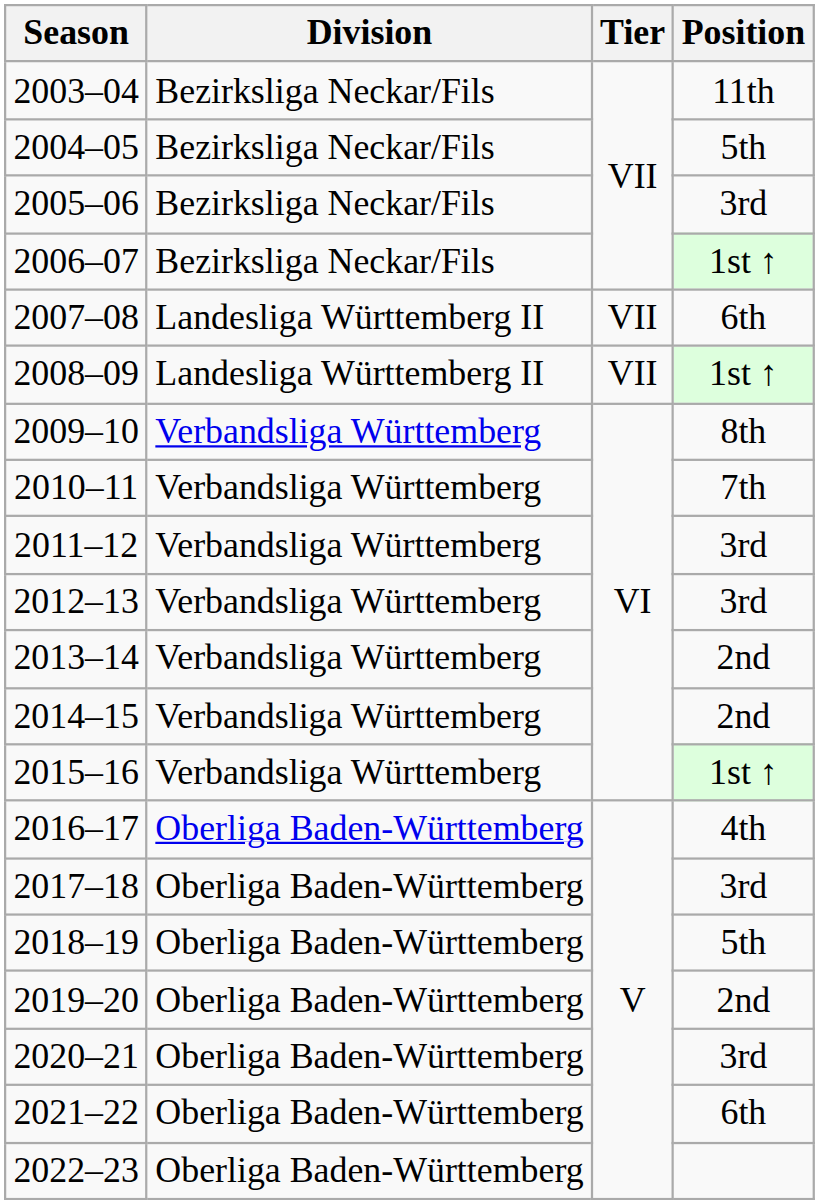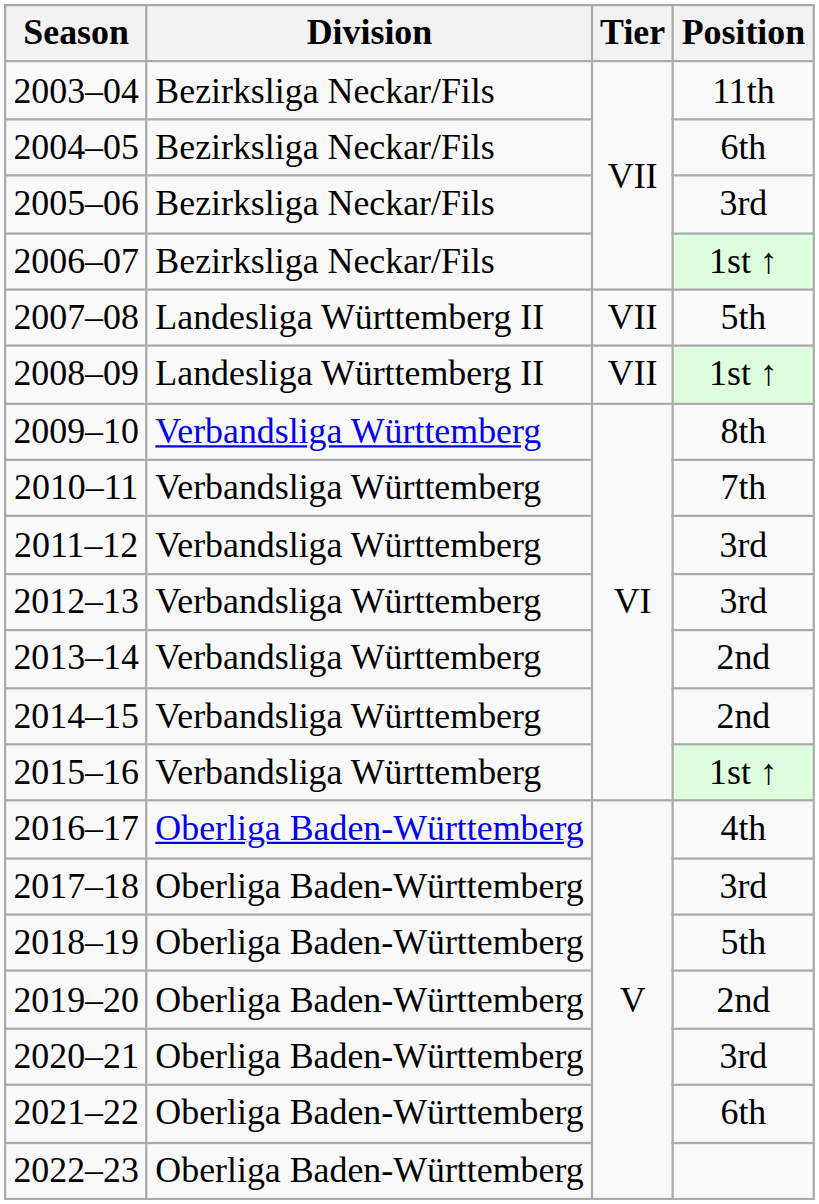(743, 146) 5th -> (743, 146) 6th
(743, 317) 6th -> (743, 317) 5th
